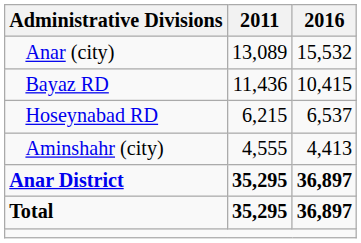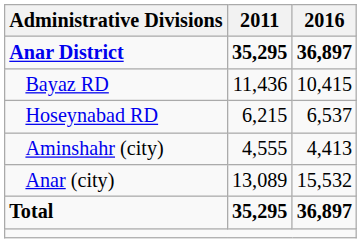rows swapped: (66, 180) <-> (70, 52)
